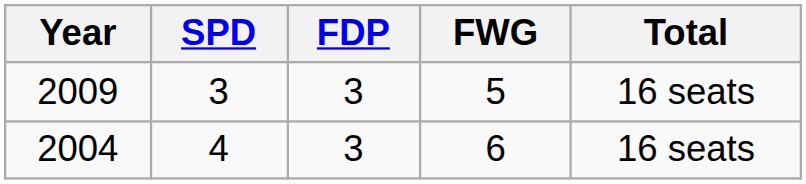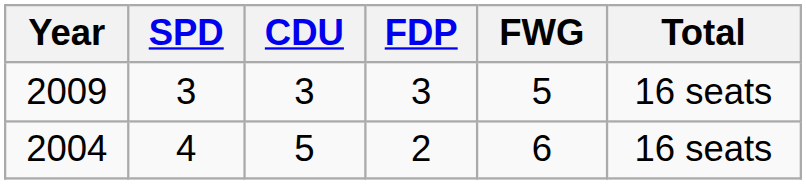+ column: (304, 33)
(353, 149) 3 -> (421, 149) 2
